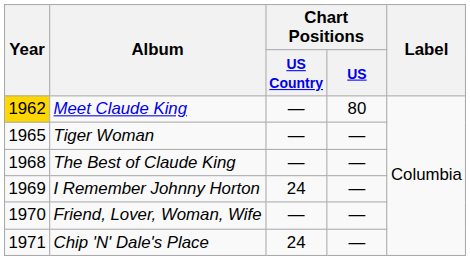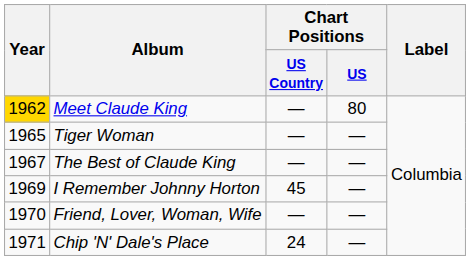(27, 162) 1968 -> (27, 162) 1967
(296, 188) 24 -> (296, 188) 45
